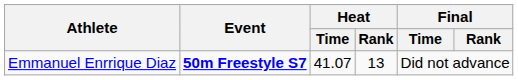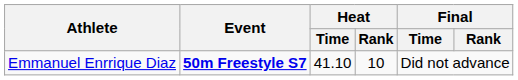(333, 63) 41.07 -> (333, 63) 41.10
(376, 63) 13 -> (376, 63) 10
